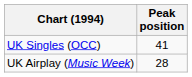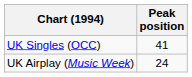(162, 63) 28 -> (162, 63) 24
